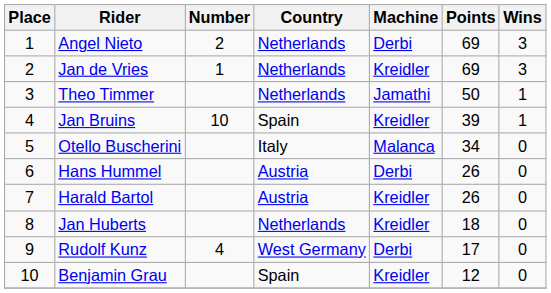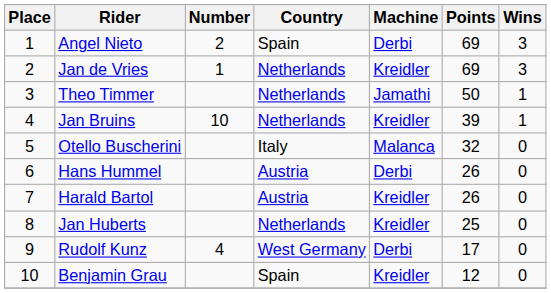(302, 43) Netherlands -> (279, 43) Spain
(279, 121) Spain -> (302, 121) Netherlands
(471, 146) 34 -> (471, 146) 32
(471, 224) 18 -> (471, 224) 25
